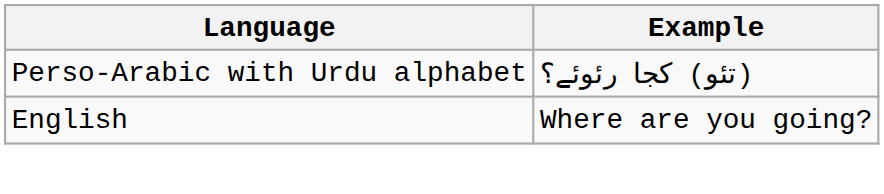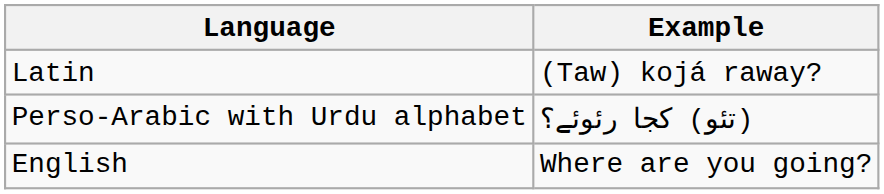+ row: (53, 73)
